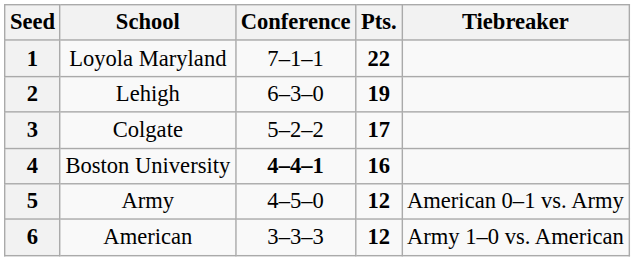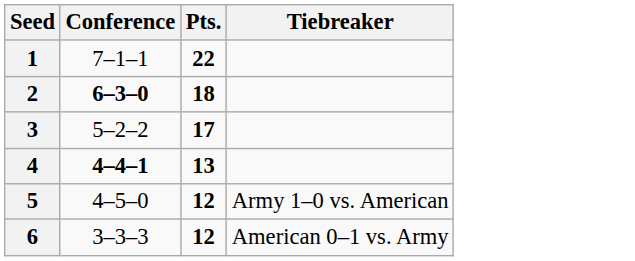- column: (148, 22)
(296, 93) normal -> (120, 93) bold
(379, 93) 19 -> (204, 93) 18
(379, 165) 16 -> (204, 165) 13
(515, 201) American 0–1 vs. Army -> (340, 201) Army 1–0 vs. American
(515, 237) Army 1–0 vs. American -> (340, 237) American 0–1 vs. Army
